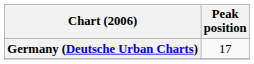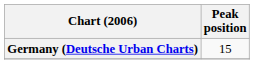(225, 48) 17 -> (225, 48) 15
